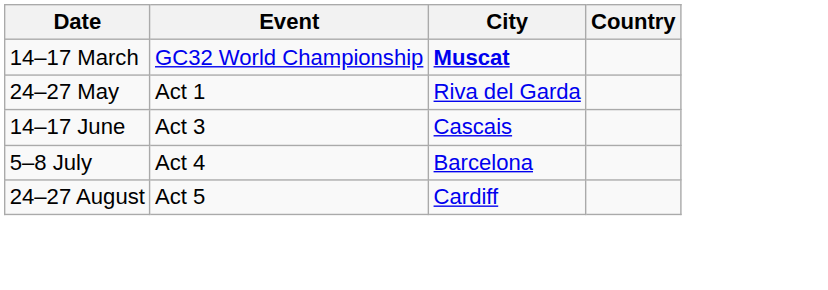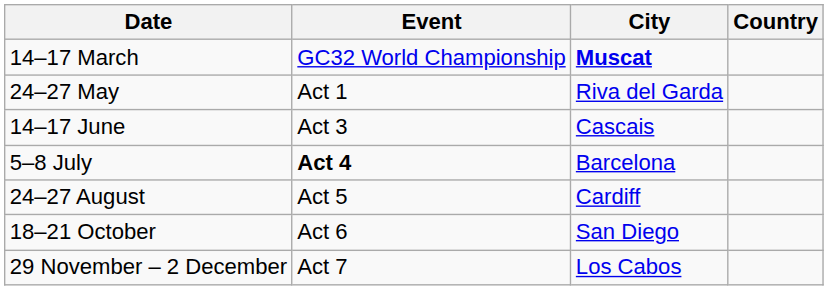(180, 162) normal -> (324, 162) bold
+ row: (83, 232)
+ row: (148, 267)
